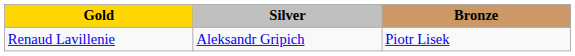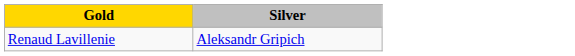- column: (476, 16)
